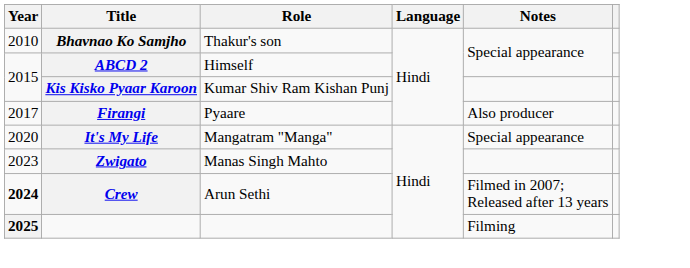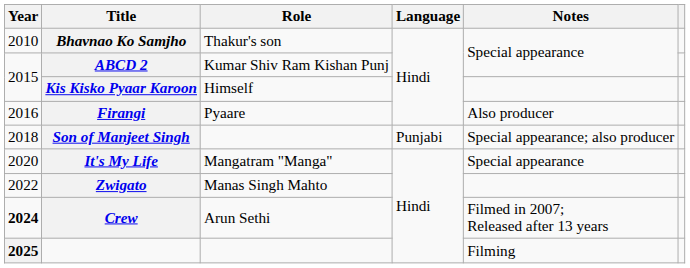(228, 64) Himself -> (296, 64) Kumar Shiv Ram Kishan Punj
(296, 88) Kumar Shiv Ram Kishan Punj -> (228, 88) Himself
(23, 112) 2017 -> (23, 112) 2016
+ row: (121, 137)
(23, 161) 2023 -> (23, 185) 2022
